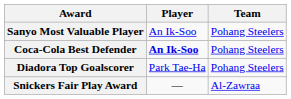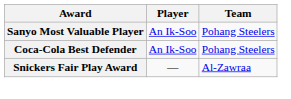(174, 49) bold -> (173, 49) normal
- row: (75, 67)
